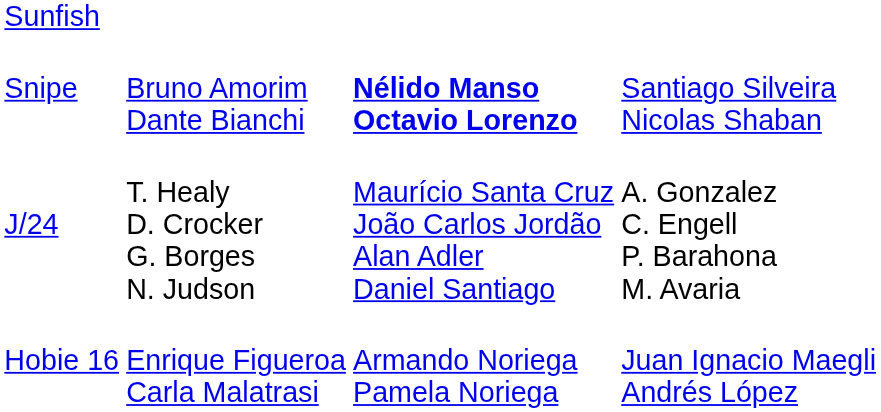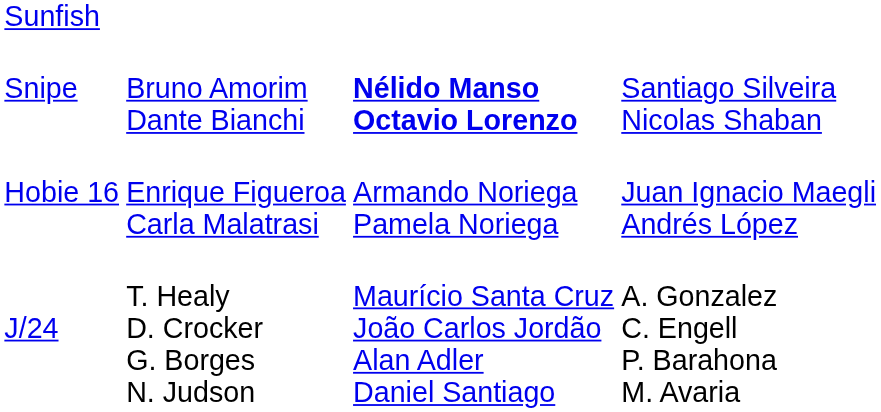rows swapped: (62, 360) <-> (31, 224)
